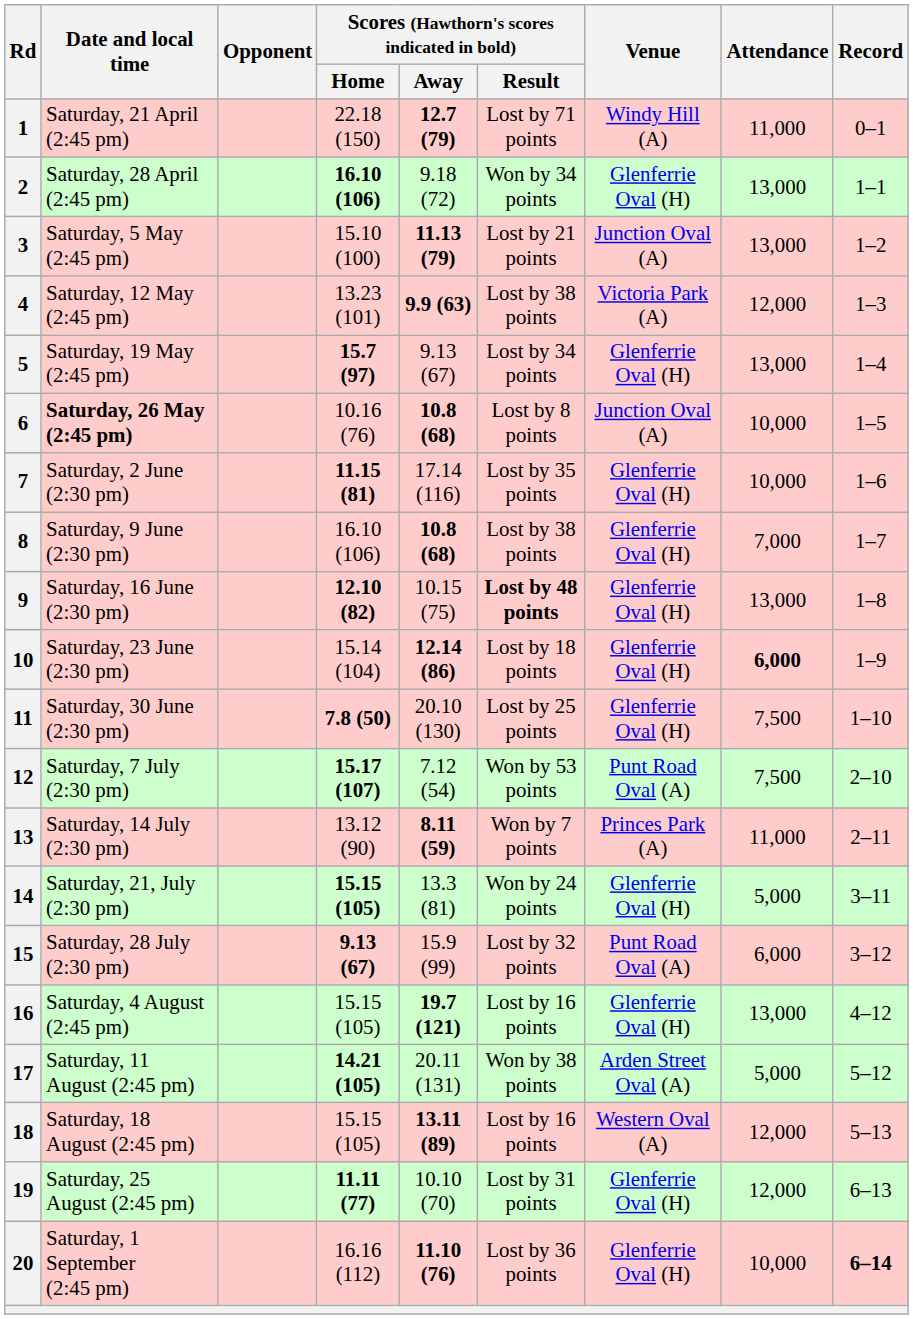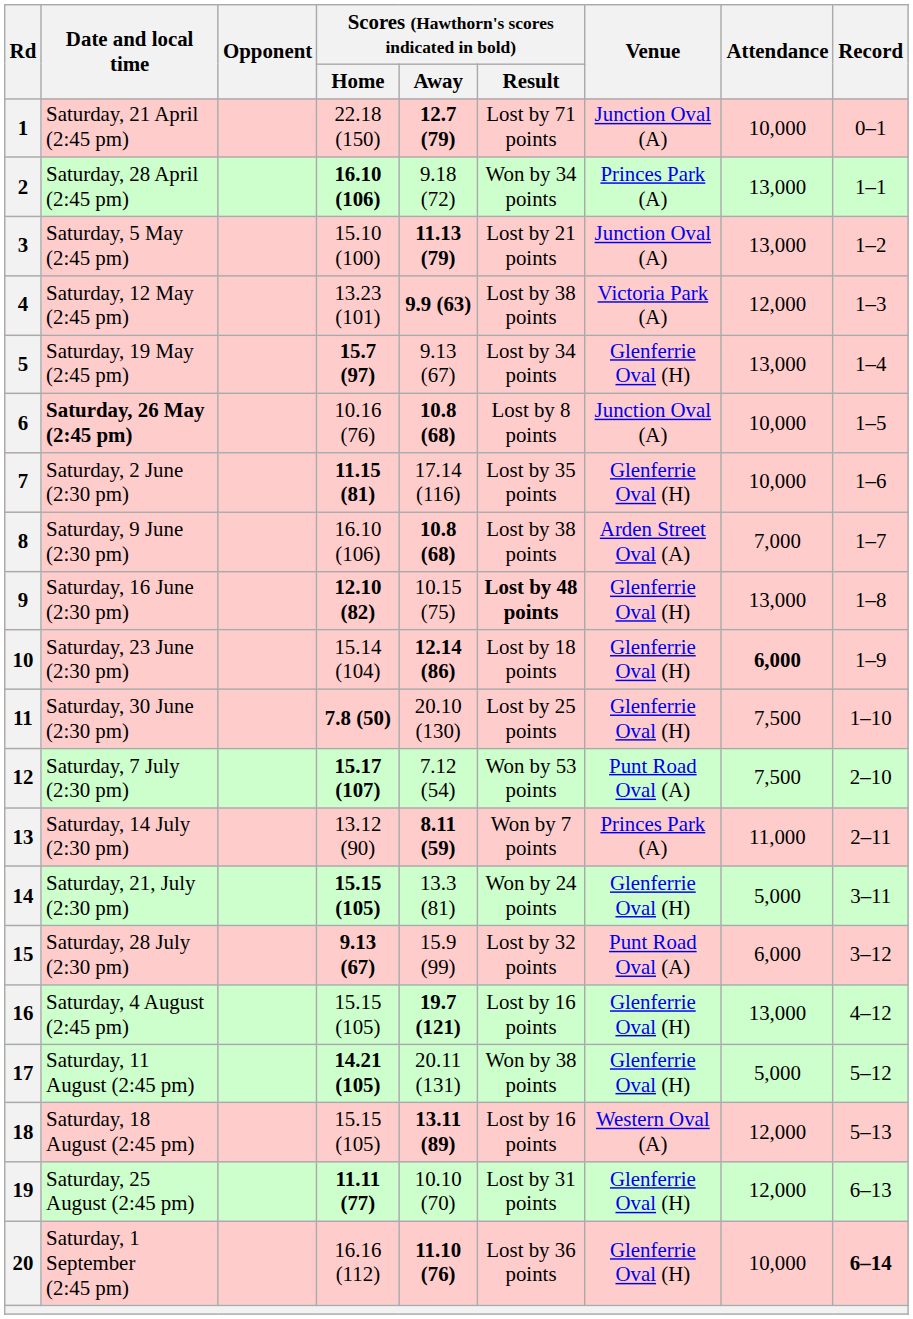(653, 127) Windy Hill (A) -> (653, 127) Junction Oval (A)
(777, 127) 11,000 -> (777, 127) 10,000
(653, 187) Glenferrie Oval (H) -> (653, 187) Princes Park (A)
(653, 541) Glenferrie Oval (H) -> (653, 541) Arden Street Oval (A)
(653, 1073) Arden Street Oval (A) -> (653, 1073) Glenferrie Oval (H)
